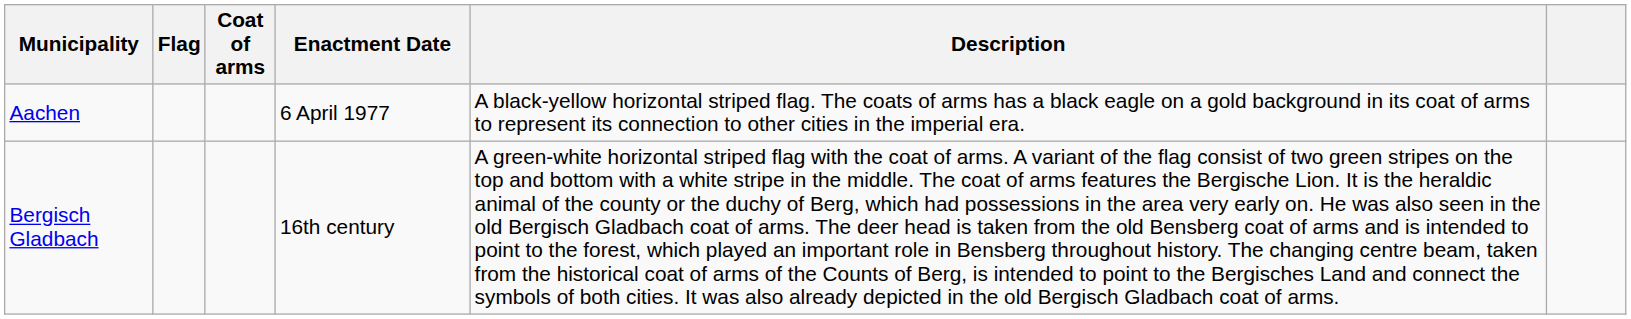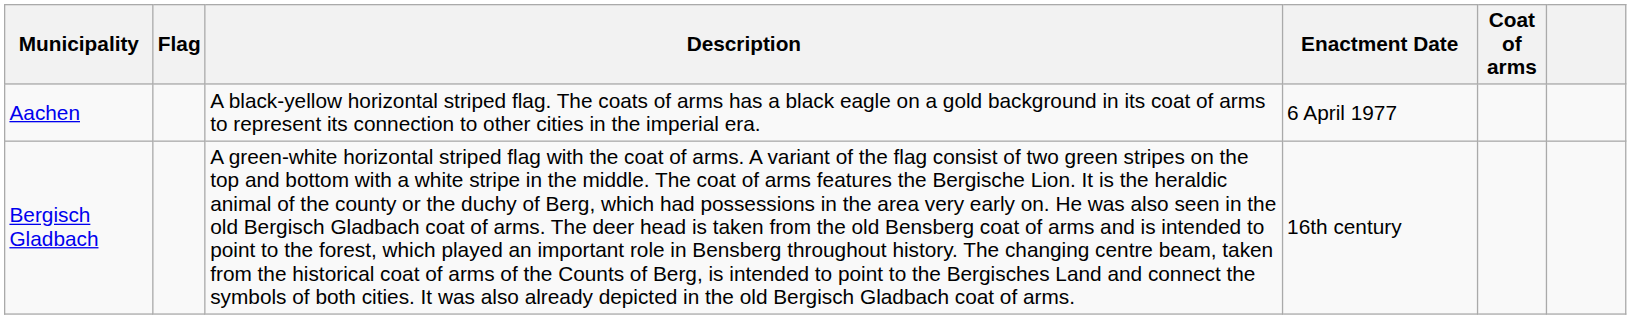columns swapped: (240, 44) <-> (1008, 44)
